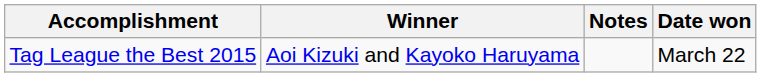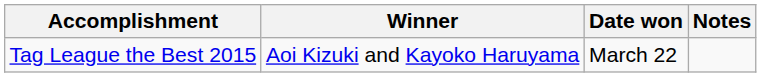columns swapped: (704, 21) <-> (618, 21)
